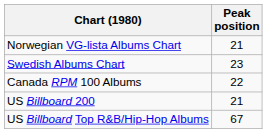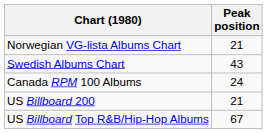(237, 63) 23 -> (237, 63) 43
(237, 82) 22 -> (237, 82) 24
